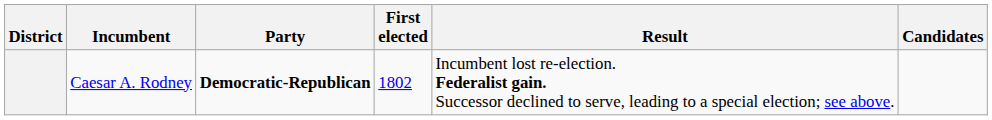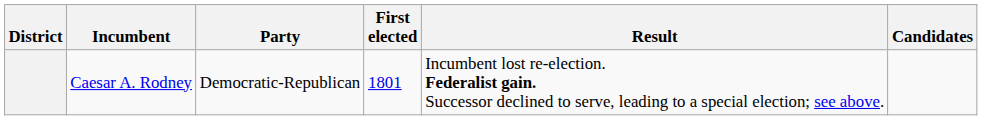(285, 82) bold -> (280, 82) normal
(395, 82) 1802 -> (385, 82) 1801
